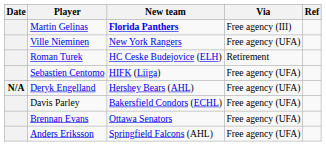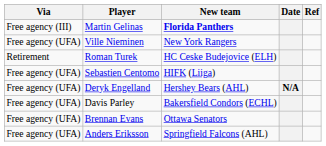columns swapped: (16, 12) <-> (263, 12)
